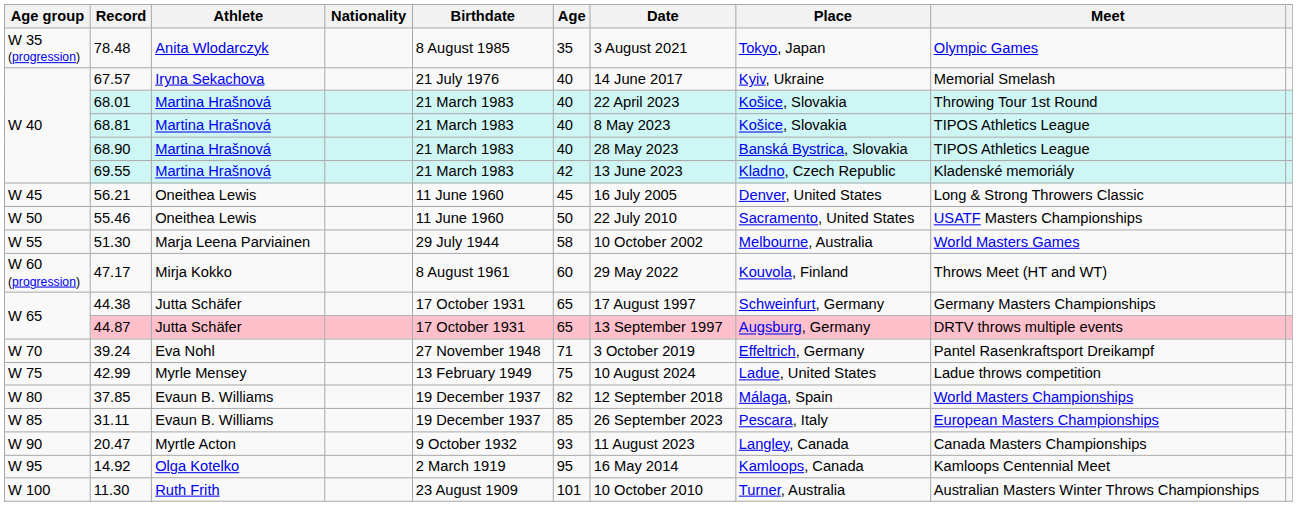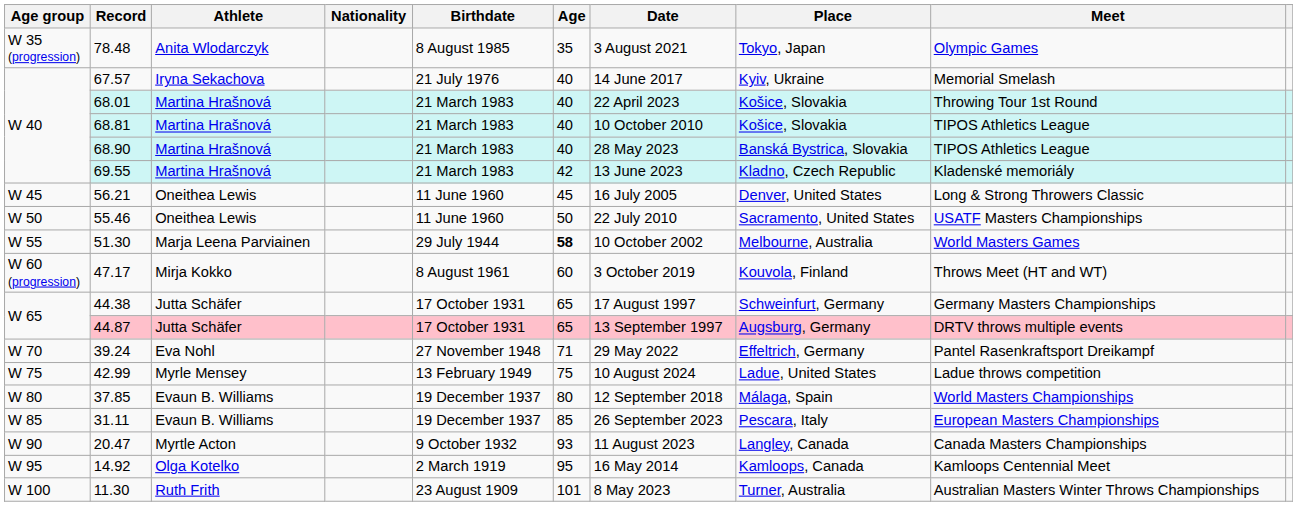(632, 126) 8 May 2023 -> (648, 126) 10 October 2010
(565, 242) normal -> (565, 242) bold
(636, 273) 29 May 2022 -> (644, 273) 3 October 2019
(644, 351) 3 October 2019 -> (636, 351) 29 May 2022
(565, 397) 82 -> (565, 397) 80
(648, 490) 10 October 2010 -> (632, 490) 8 May 2023
